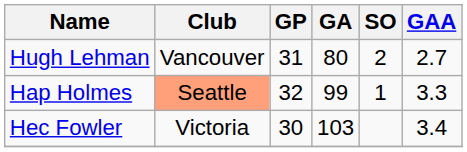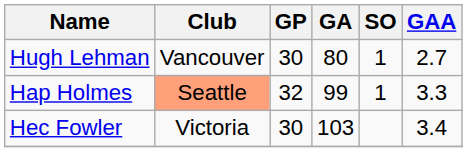(291, 57) 31 -> (291, 57) 30
(381, 57) 2 -> (381, 57) 1
